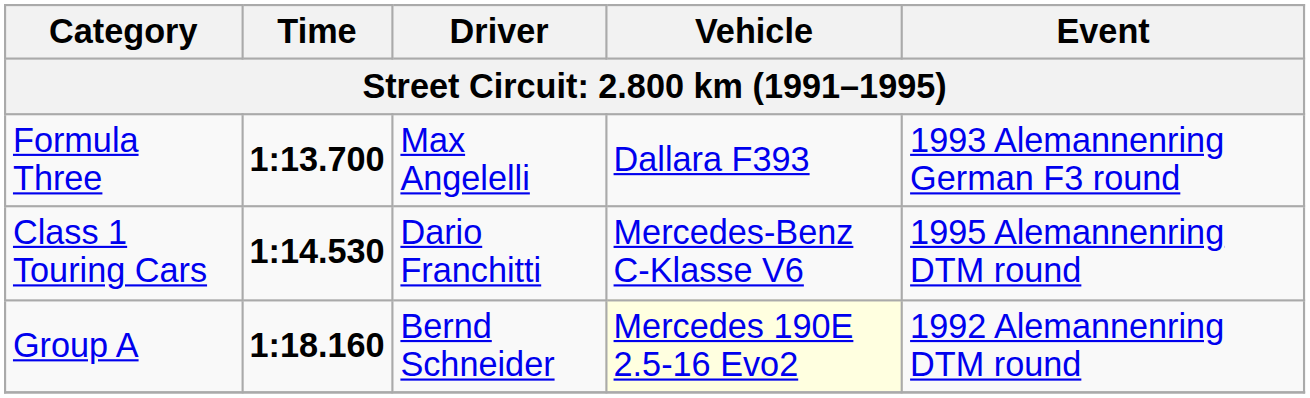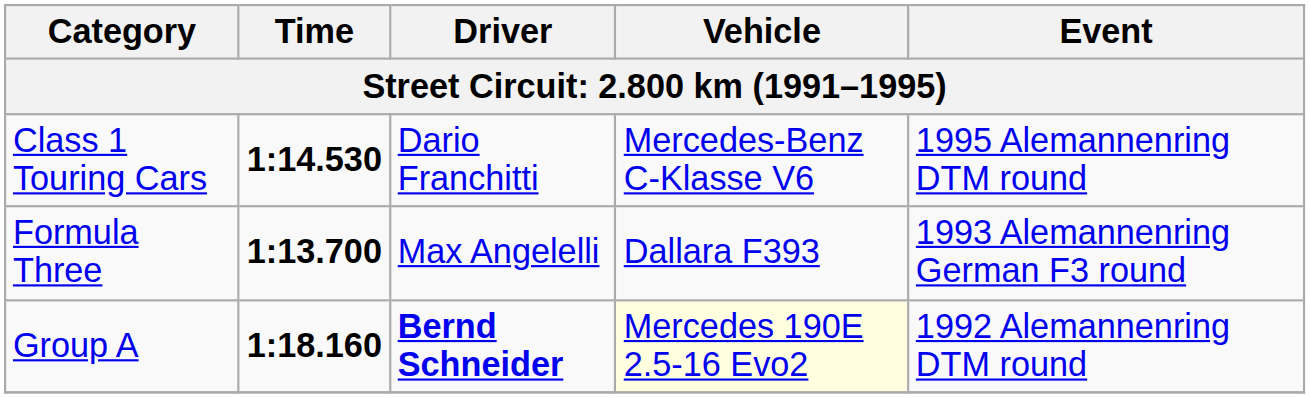rows swapped: (76, 159) <-> (110, 252)
(477, 345) normal -> (481, 345) bold
